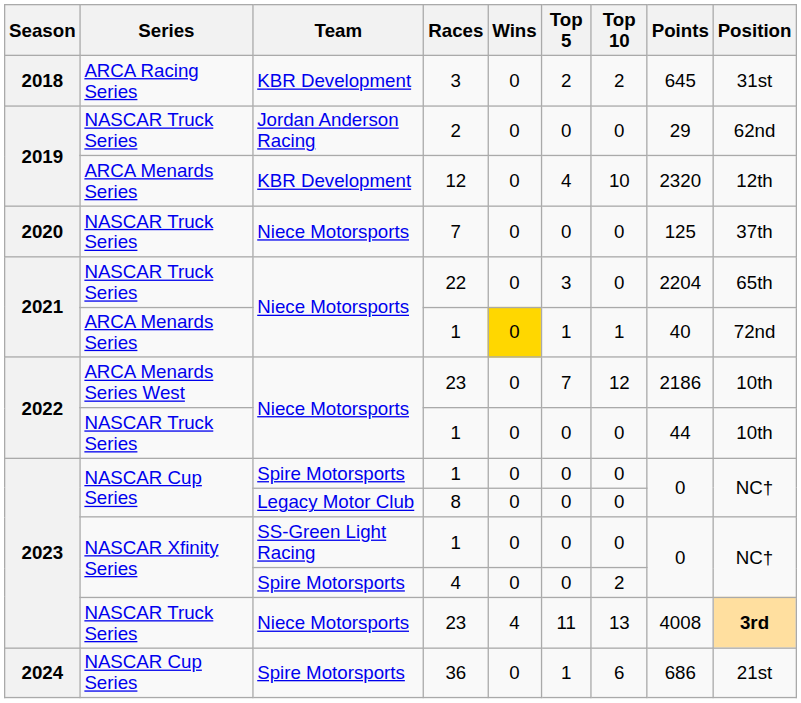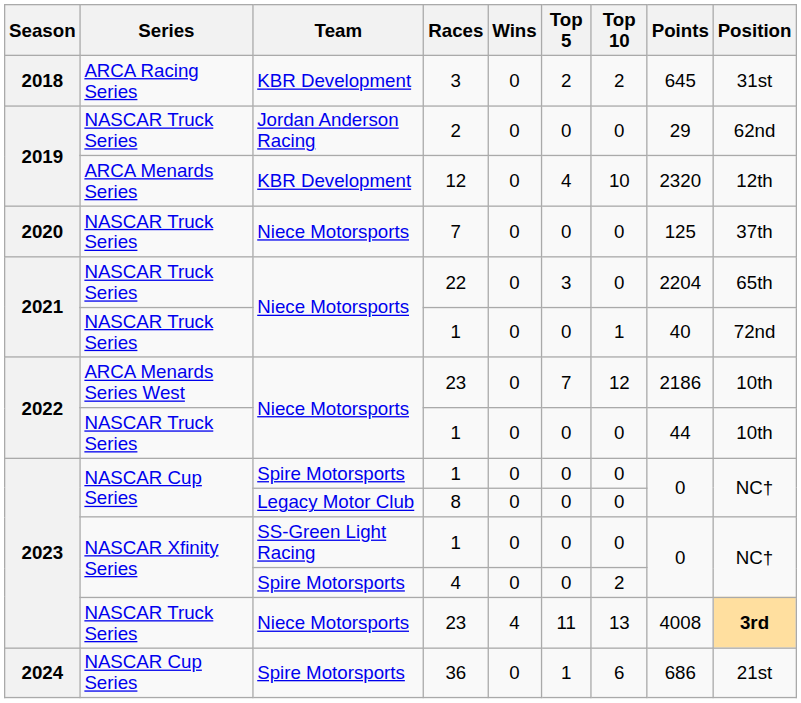(149, 332) ARCA Menards Series -> (149, 332) NASCAR Truck Series
(514, 332) gold background -> (514, 332) no background
(566, 332) 1 -> (566, 332) 0
